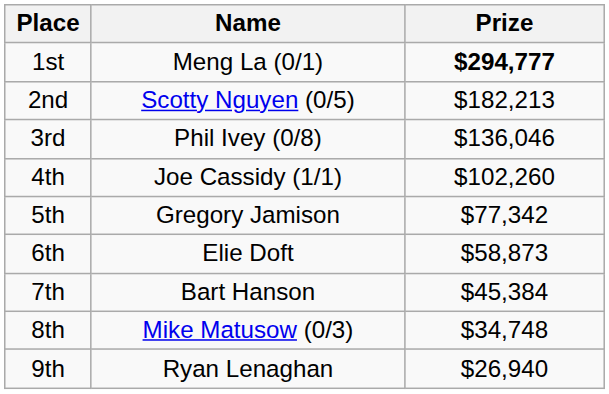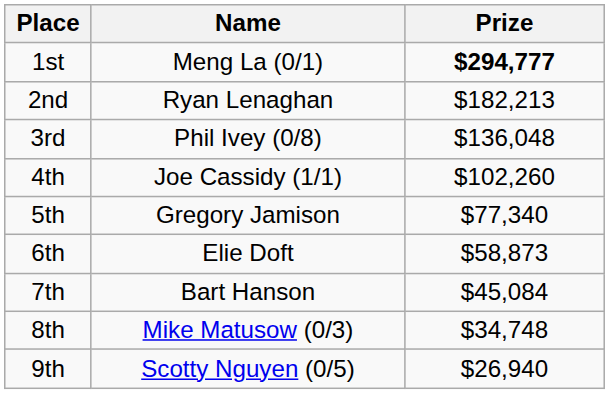(248, 100) Scotty Nguyen (0/5) -> (248, 100) Ryan Lenaghan
(504, 138) $136,046 -> (504, 138) $136,048
(504, 215) $77,342 -> (504, 215) $77,340
(504, 291) $45,384 -> (504, 291) $45,084
(248, 368) Ryan Lenaghan -> (248, 368) Scotty Nguyen (0/5)
